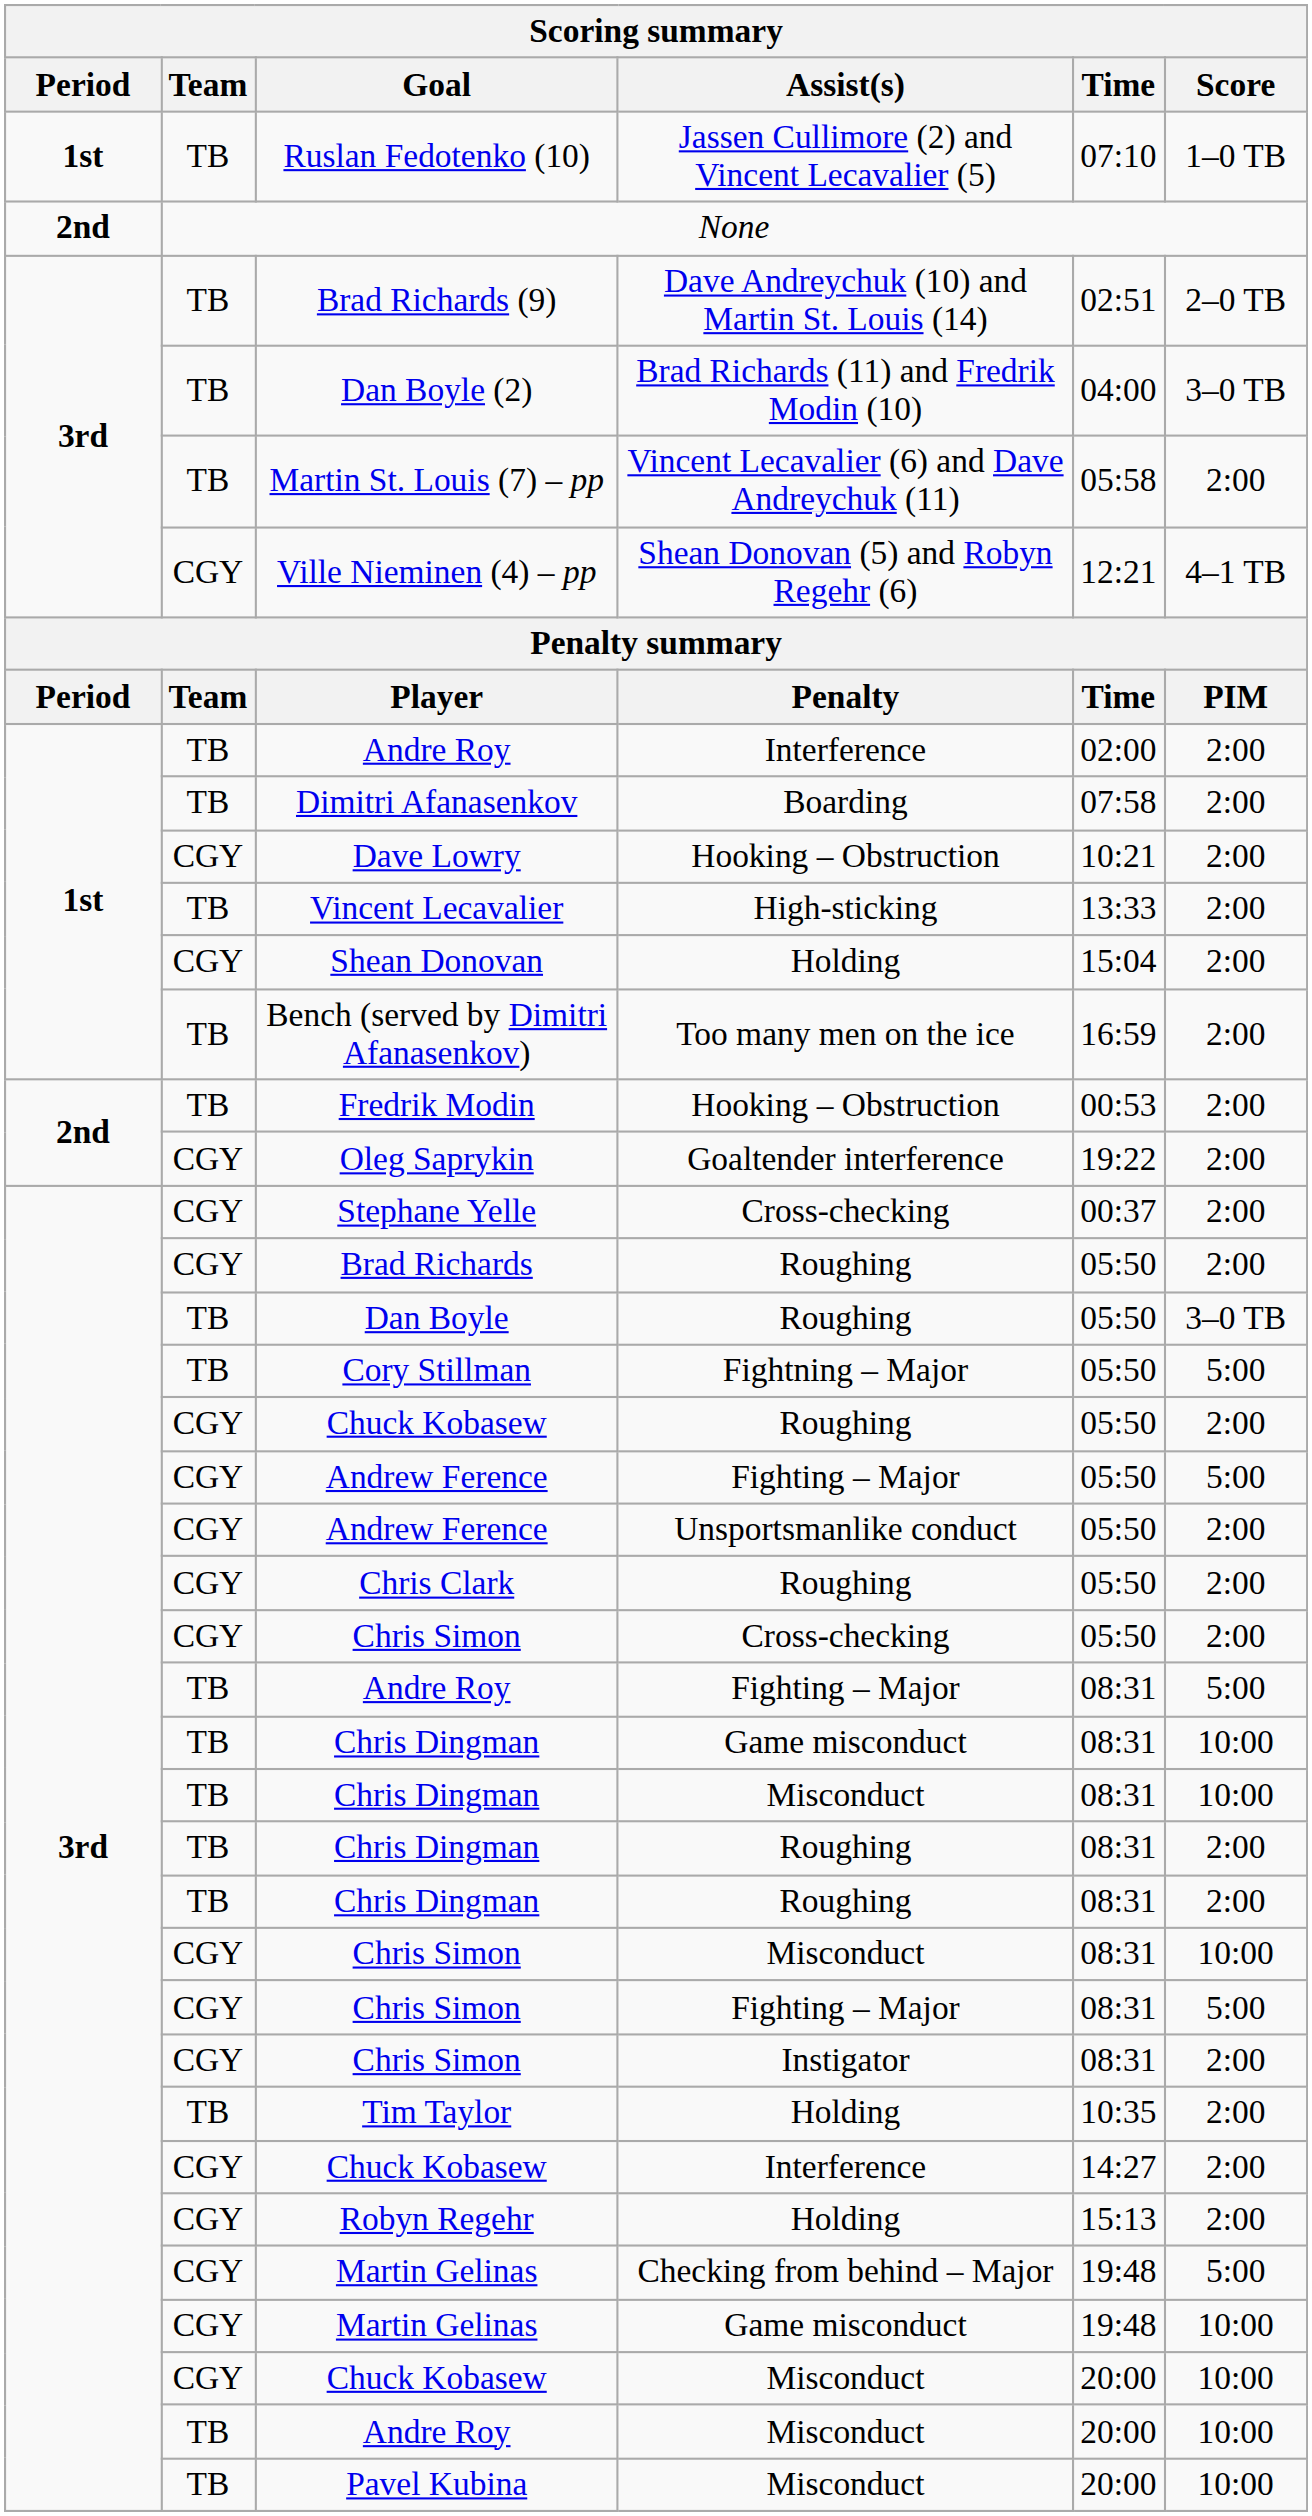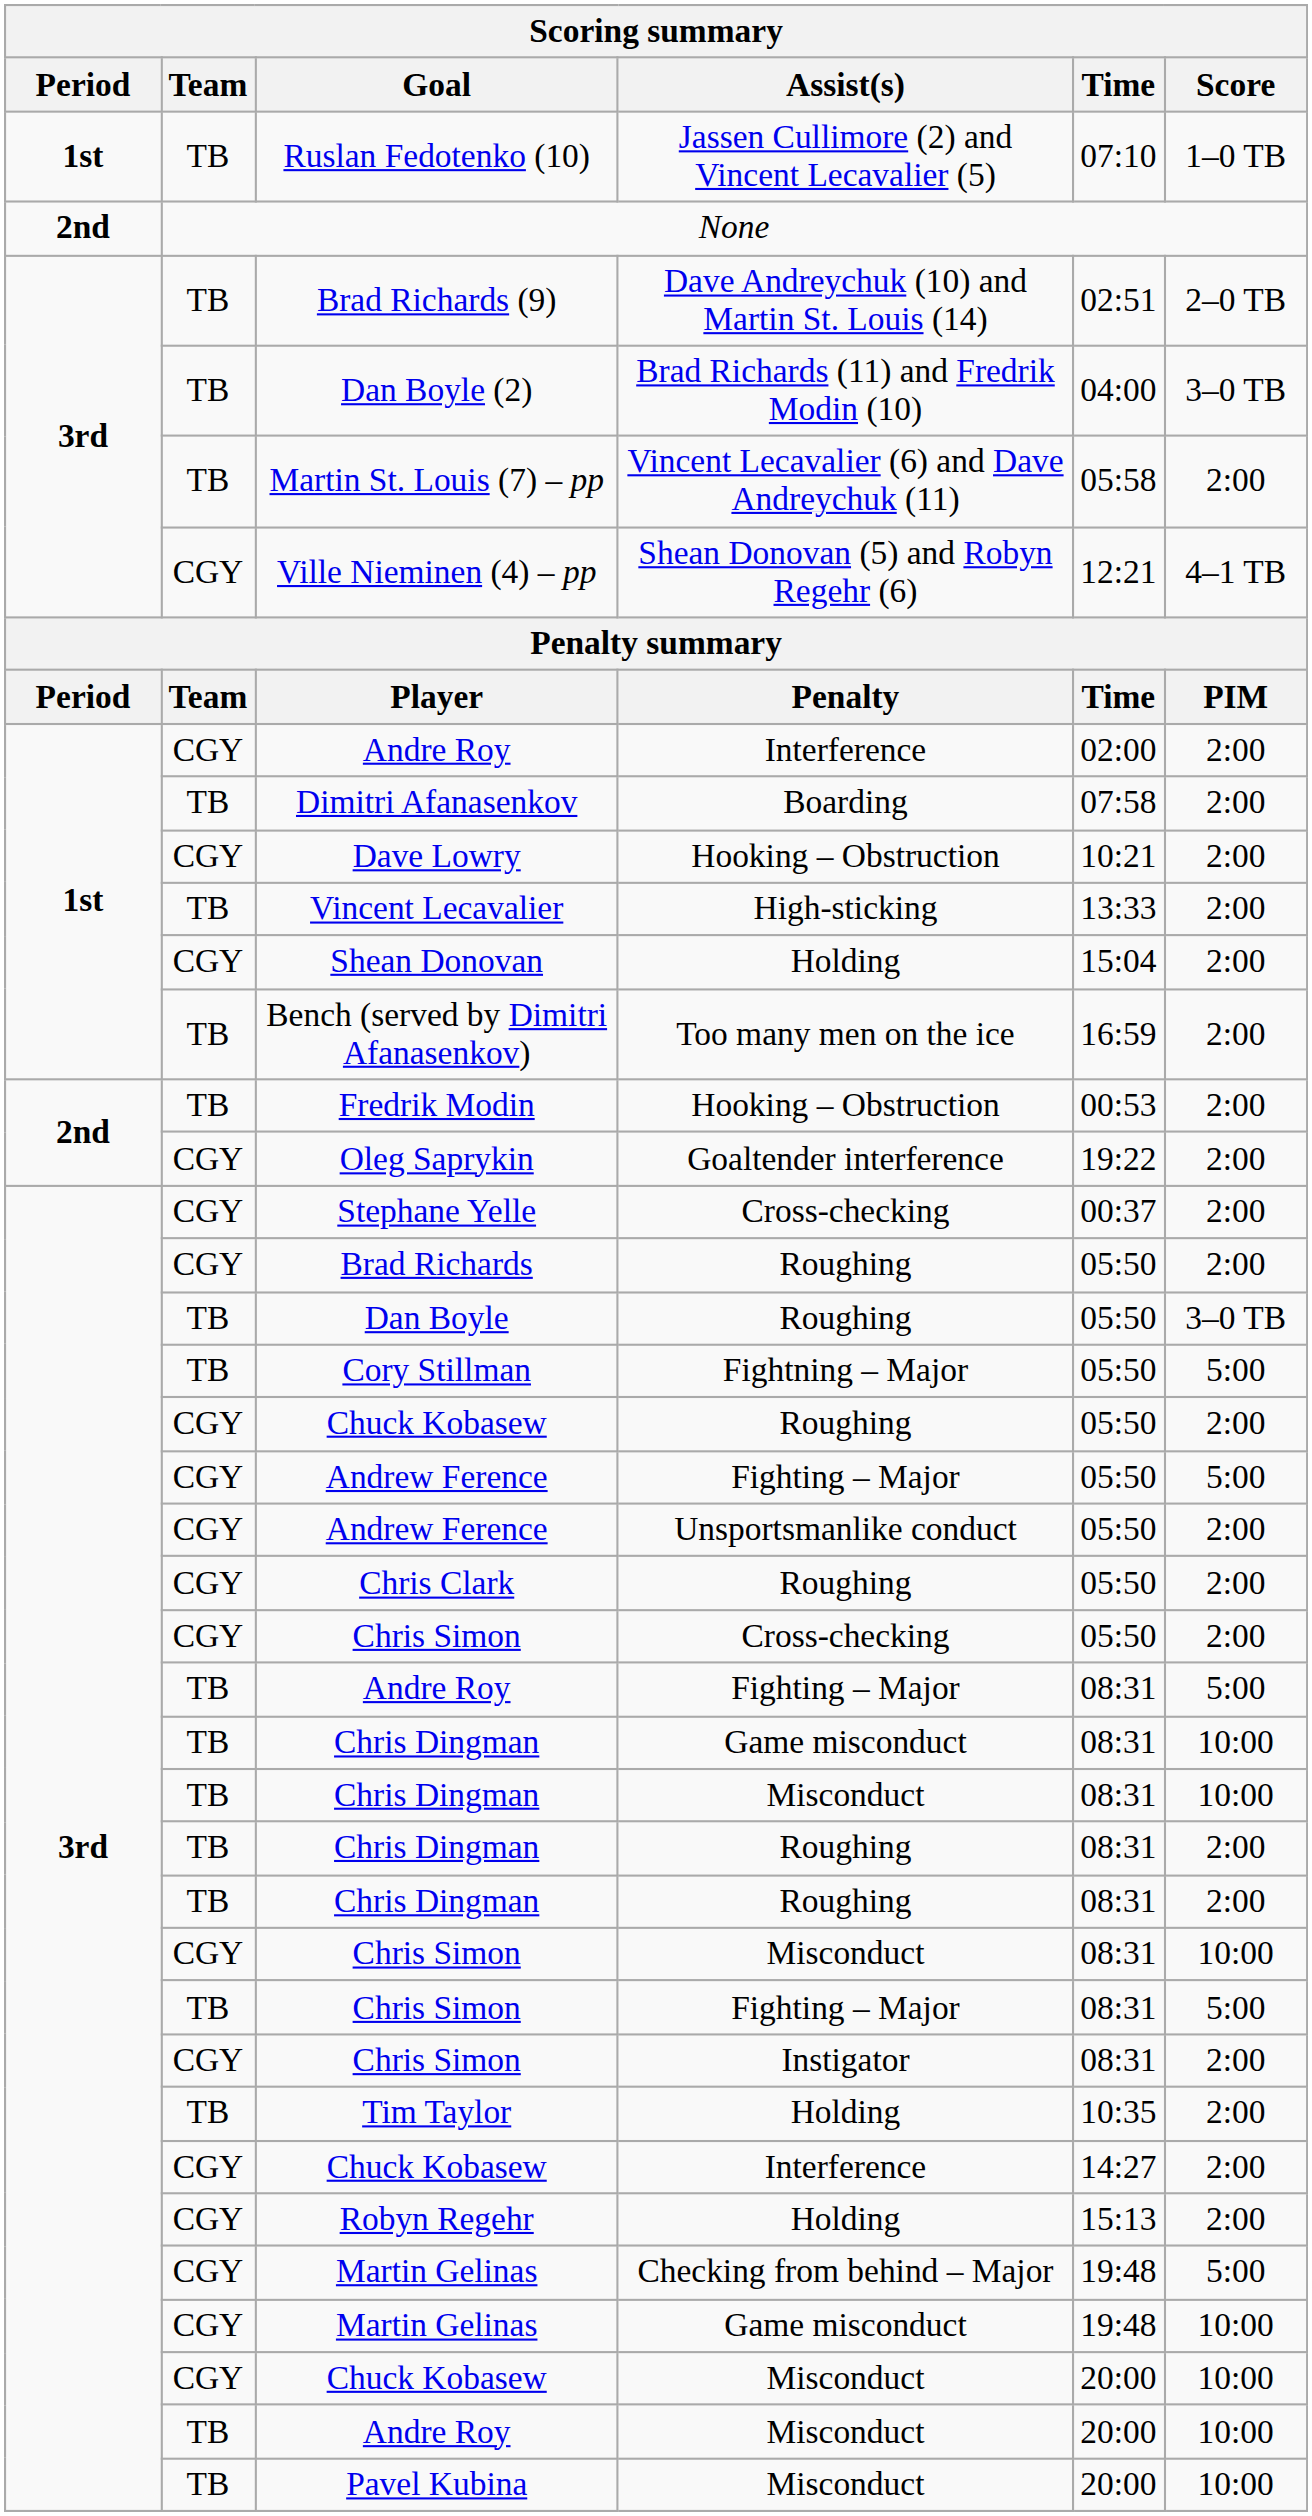(208, 749) TB -> (208, 749) CGY
(208, 2006) CGY -> (208, 2006) TB
